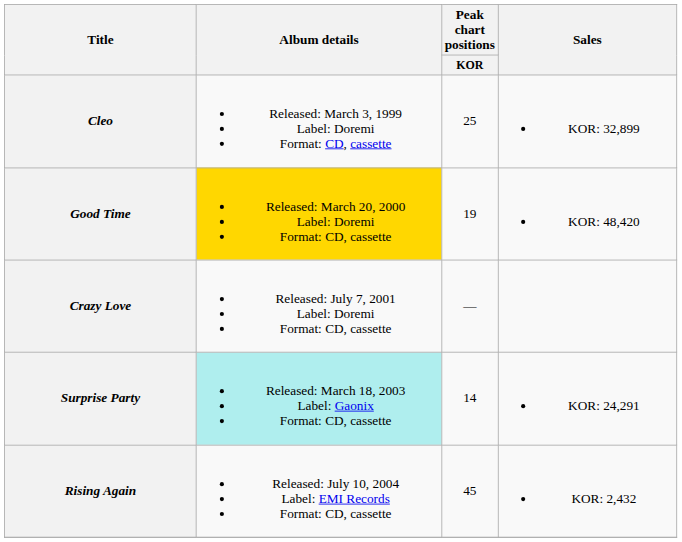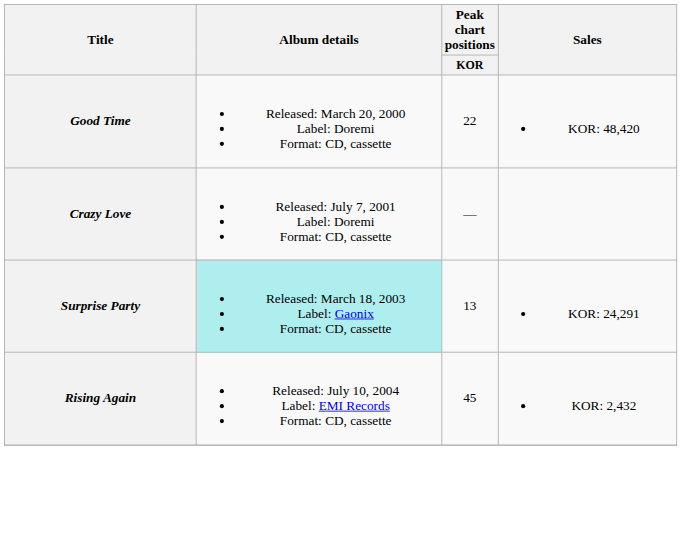- row: (100, 121)
(319, 221) gold background -> (319, 129) no background
(470, 213) 19 -> (470, 121) 22
(470, 398) 14 -> (470, 306) 13
